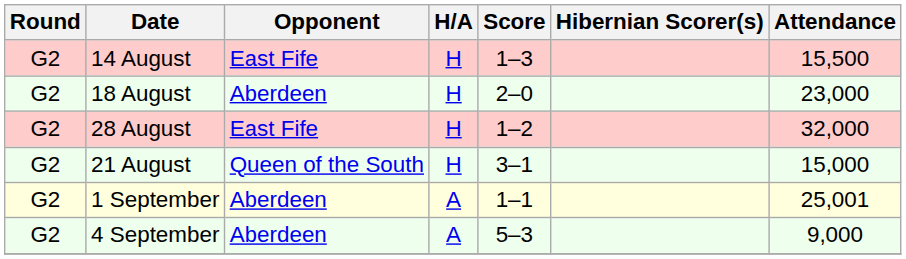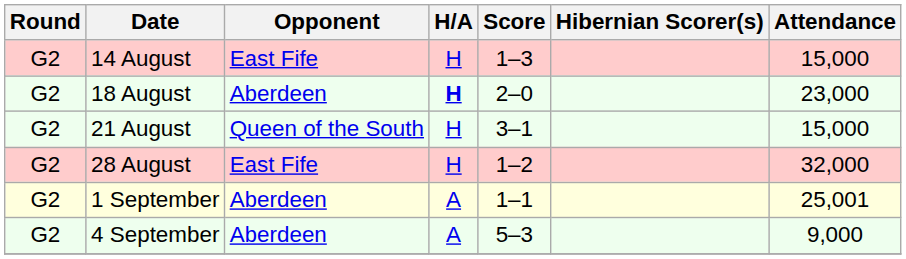(835, 57) 15,500 -> (835, 57) 15,000
(454, 93) normal -> (454, 93) bold
rows swapped: (141, 164) <-> (141, 128)
